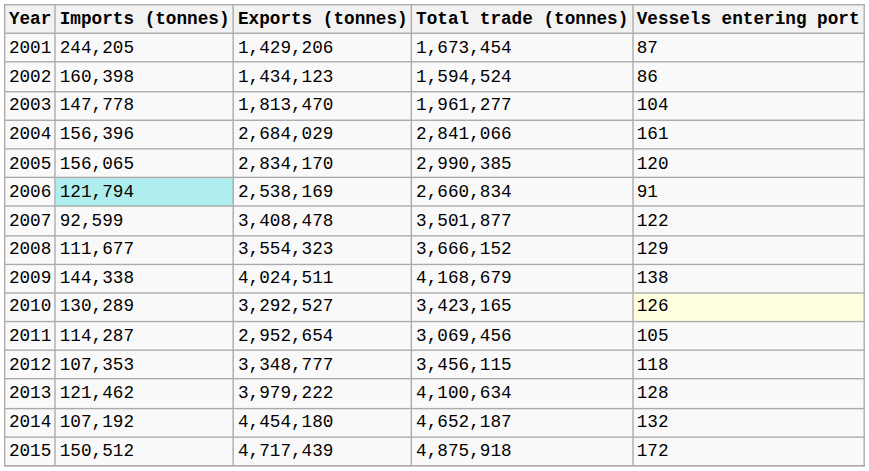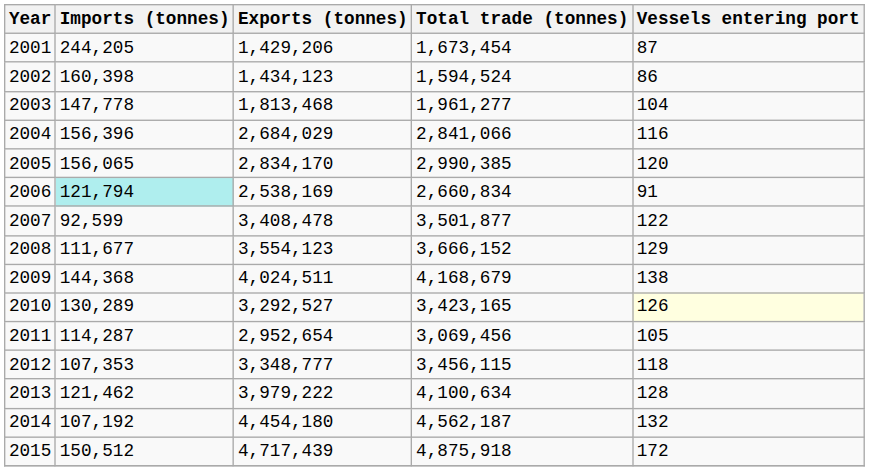(286, 106) 1,813,470 -> (286, 106) 1,813,468
(653, 134) 161 -> (653, 134) 116
(286, 250) 3,554,323 -> (286, 250) 3,554,123
(97, 278) 144,338 -> (97, 278) 144,368
(464, 422) 4,652,187 -> (464, 422) 4,562,187
